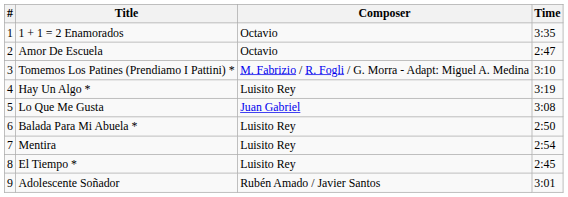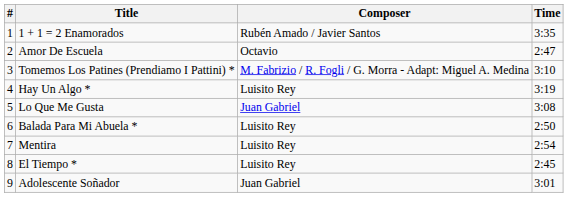(259, 32) Octavio -> (310, 32) Rubén Amado / Javier Santos
(310, 182) Rubén Amado / Javier Santos -> (270, 182) Juan Gabriel
